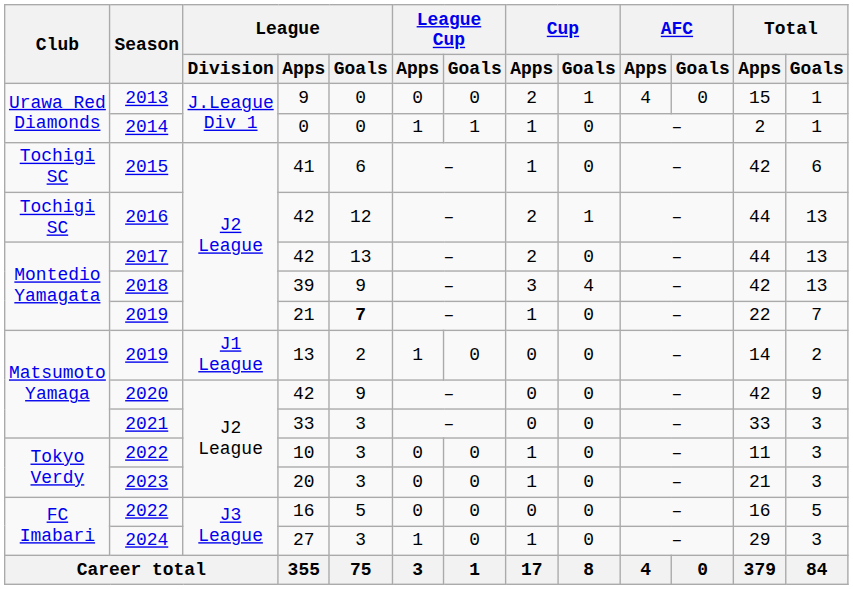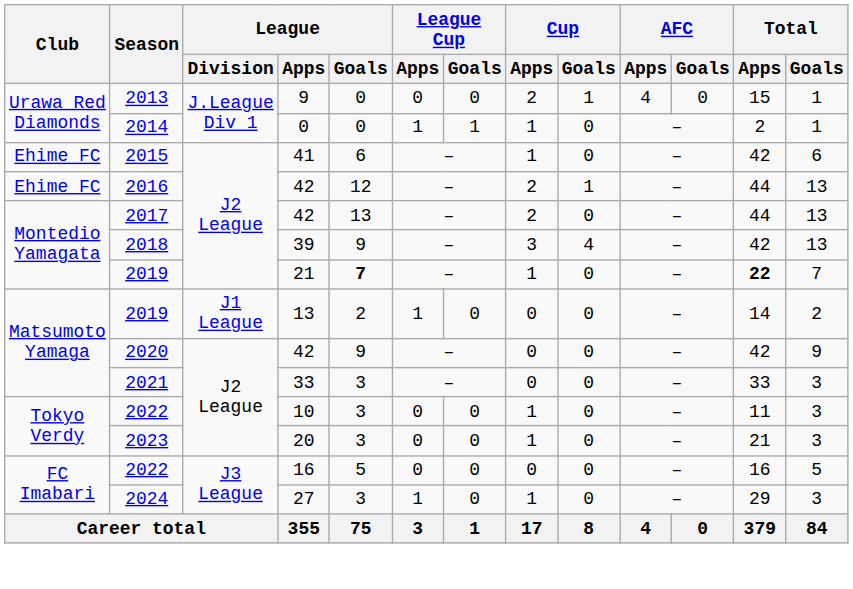(57, 167) Tochigi SC -> (57, 157) Ehime FC
(57, 217) Tochigi SC -> (57, 186) Ehime FC
(760, 315) normal -> (760, 274) bold
